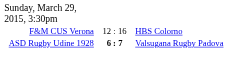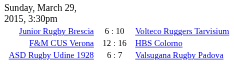+ row: (56, 31)
(115, 43) bold -> (115, 55) normal
